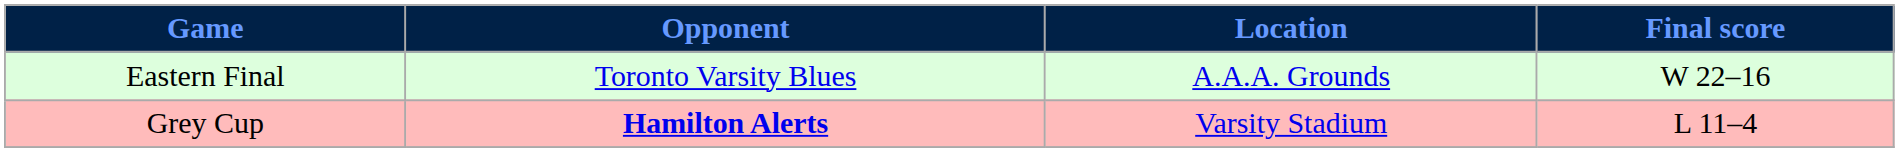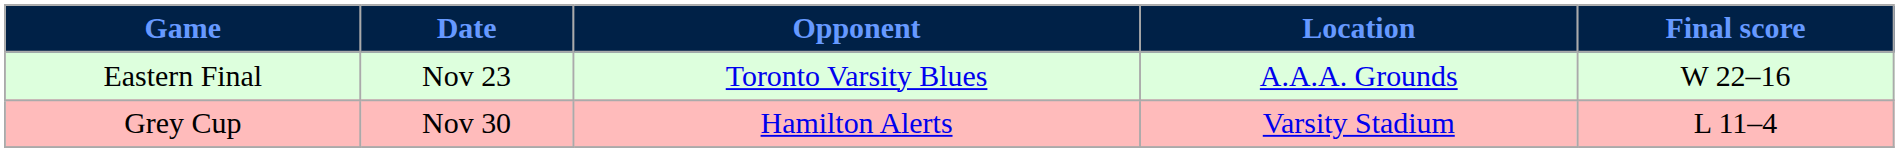+ column: (467, 28)
(726, 123) bold -> (857, 123) normal
